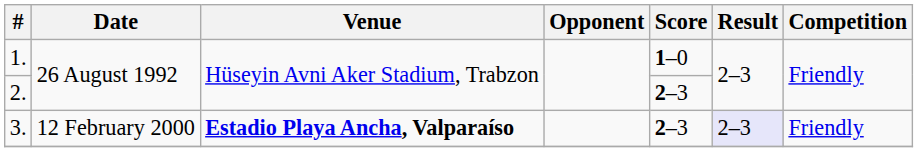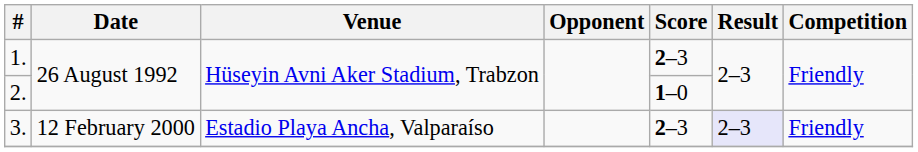(671, 57) 1–0 -> (671, 57) 2–3
(671, 92) 2–3 -> (671, 92) 1–0
(360, 127) bold -> (349, 127) normal
